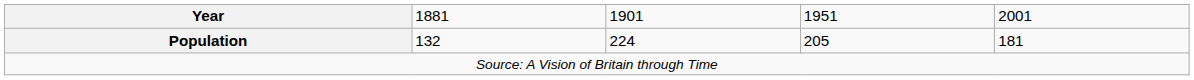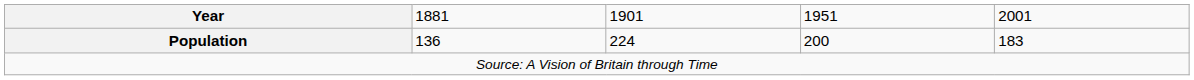(428, 40) 132 -> (428, 40) 136
(817, 40) 205 -> (817, 40) 200
(1011, 40) 181 -> (1011, 40) 183
